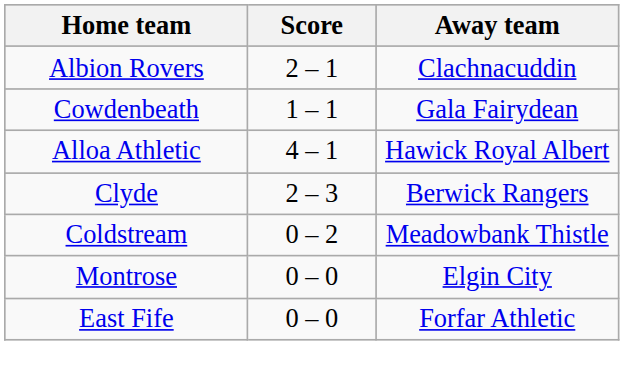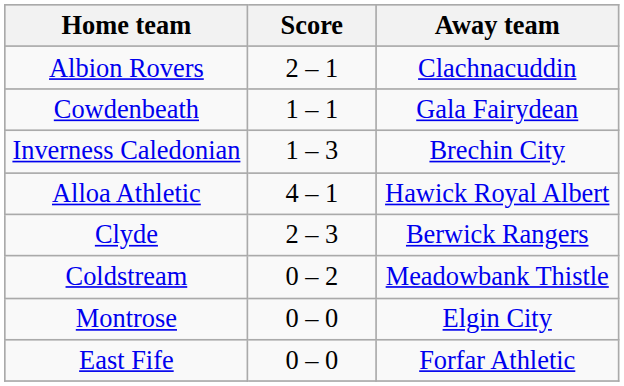+ row: (126, 151)
